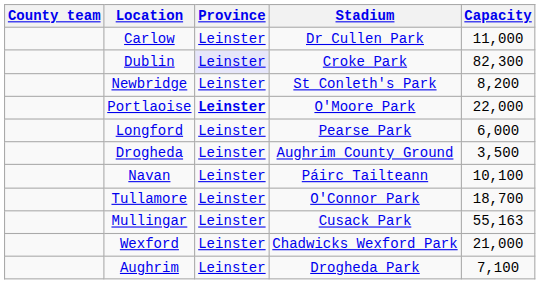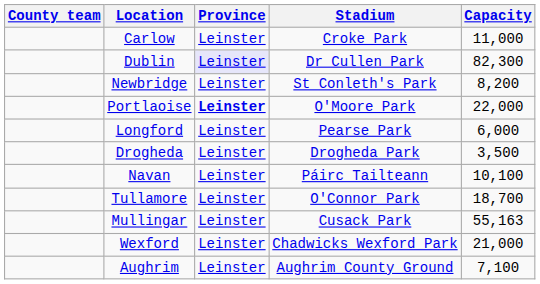(365, 39) Dr Cullen Park -> (365, 39) Croke Park
(365, 62) Croke Park -> (365, 62) Dr Cullen Park
(365, 153) Aughrim County Ground -> (365, 153) Drogheda Park
(365, 268) Drogheda Park -> (365, 268) Aughrim County Ground
